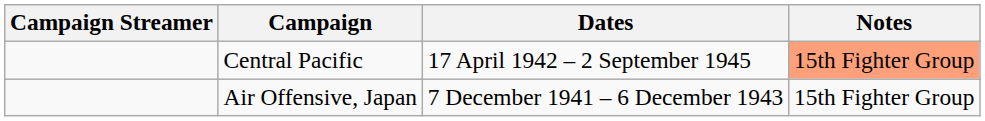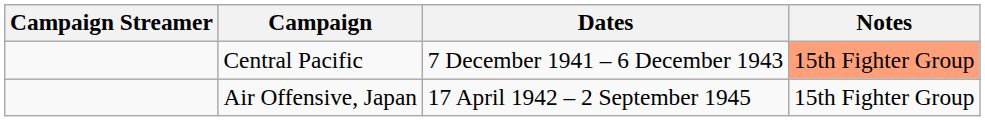(589, 60) 17 April 1942 – 2 September 1945 -> (606, 60) 7 December 1941 – 6 December 1943
(606, 97) 7 December 1941 – 6 December 1943 -> (589, 97) 17 April 1942 – 2 September 1945
